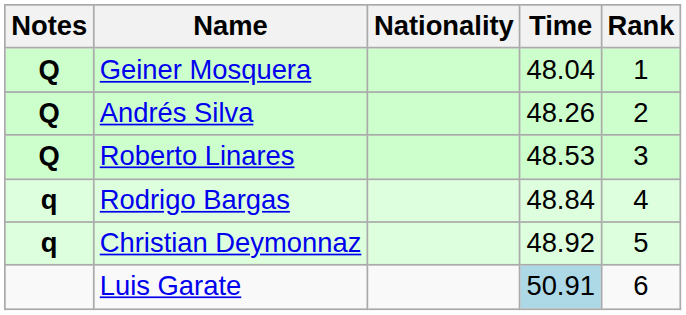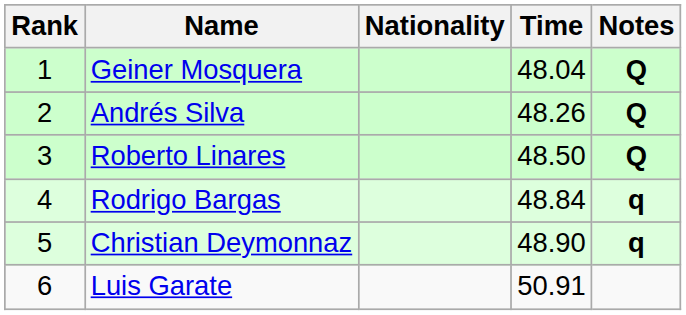columns swapped: (641, 26) <-> (49, 26)
(561, 156) 48.53 -> (552, 156) 48.50
(561, 243) 48.92 -> (552, 243) 48.90
(561, 286) lightblue background -> (552, 286) no background
